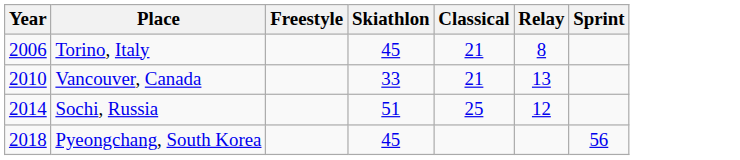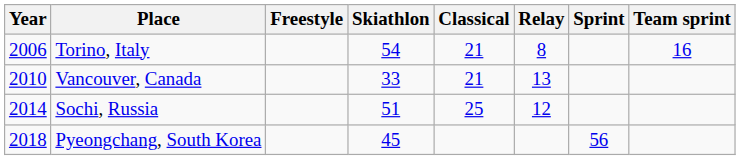+ column: (682, 19)
(391, 49) 45 -> (391, 49) 54
